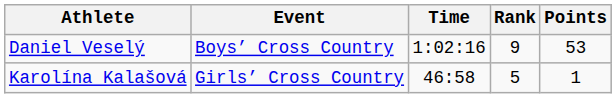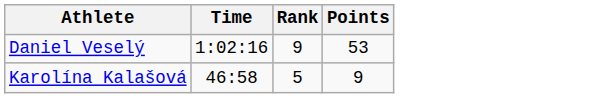- column: (300, 19)
(576, 78) 1 -> (358, 78) 9
